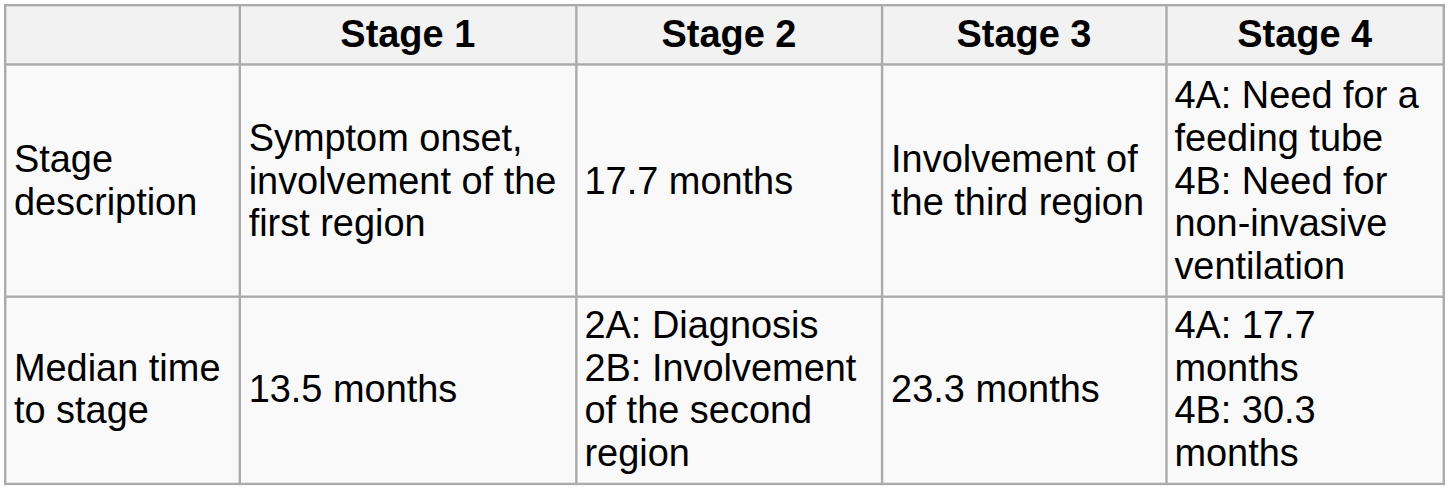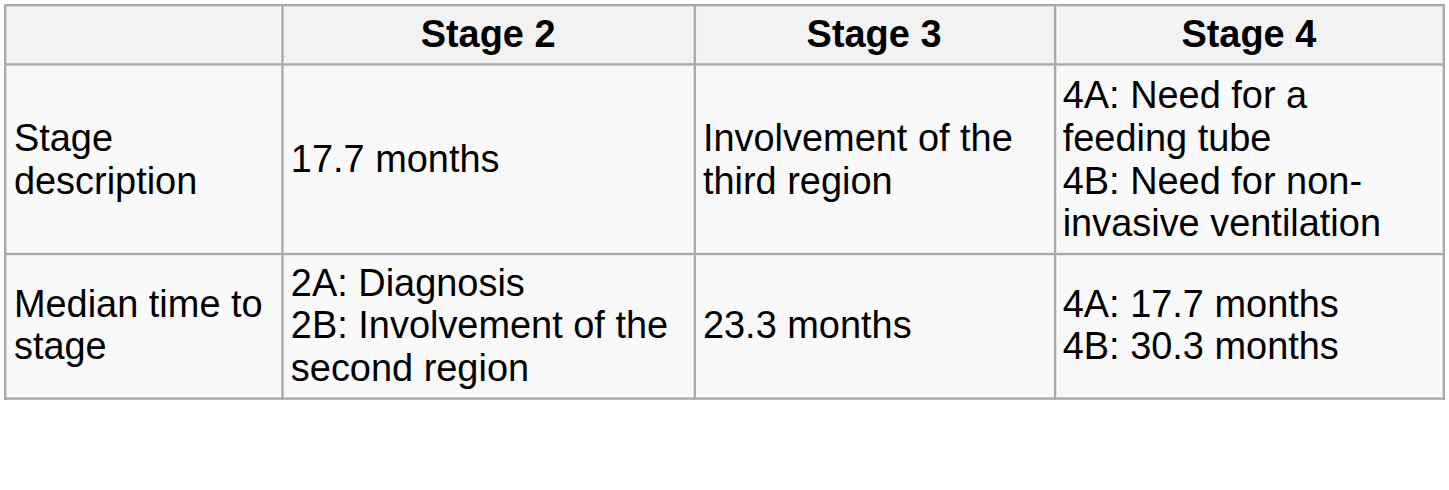- column: (408, 34)
